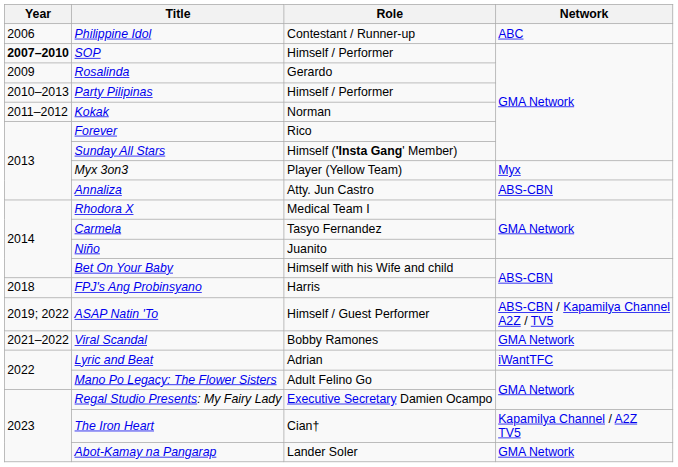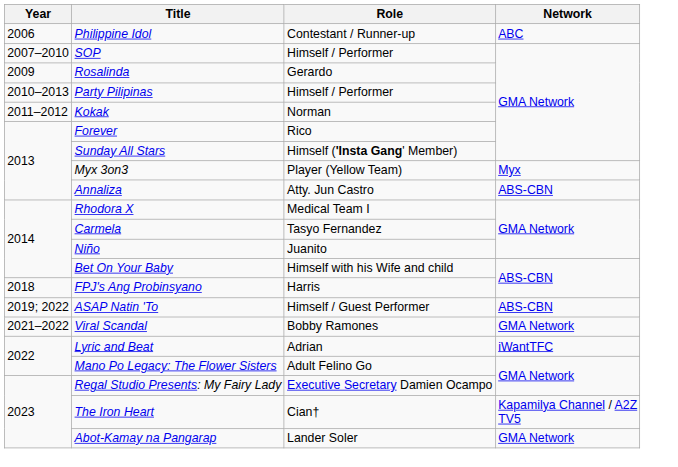(38, 53) bold -> (38, 53) normal
(584, 314) ABS-CBN / Kapamilya Channel A2Z / TV5 -> (526, 307) ABS-CBN
